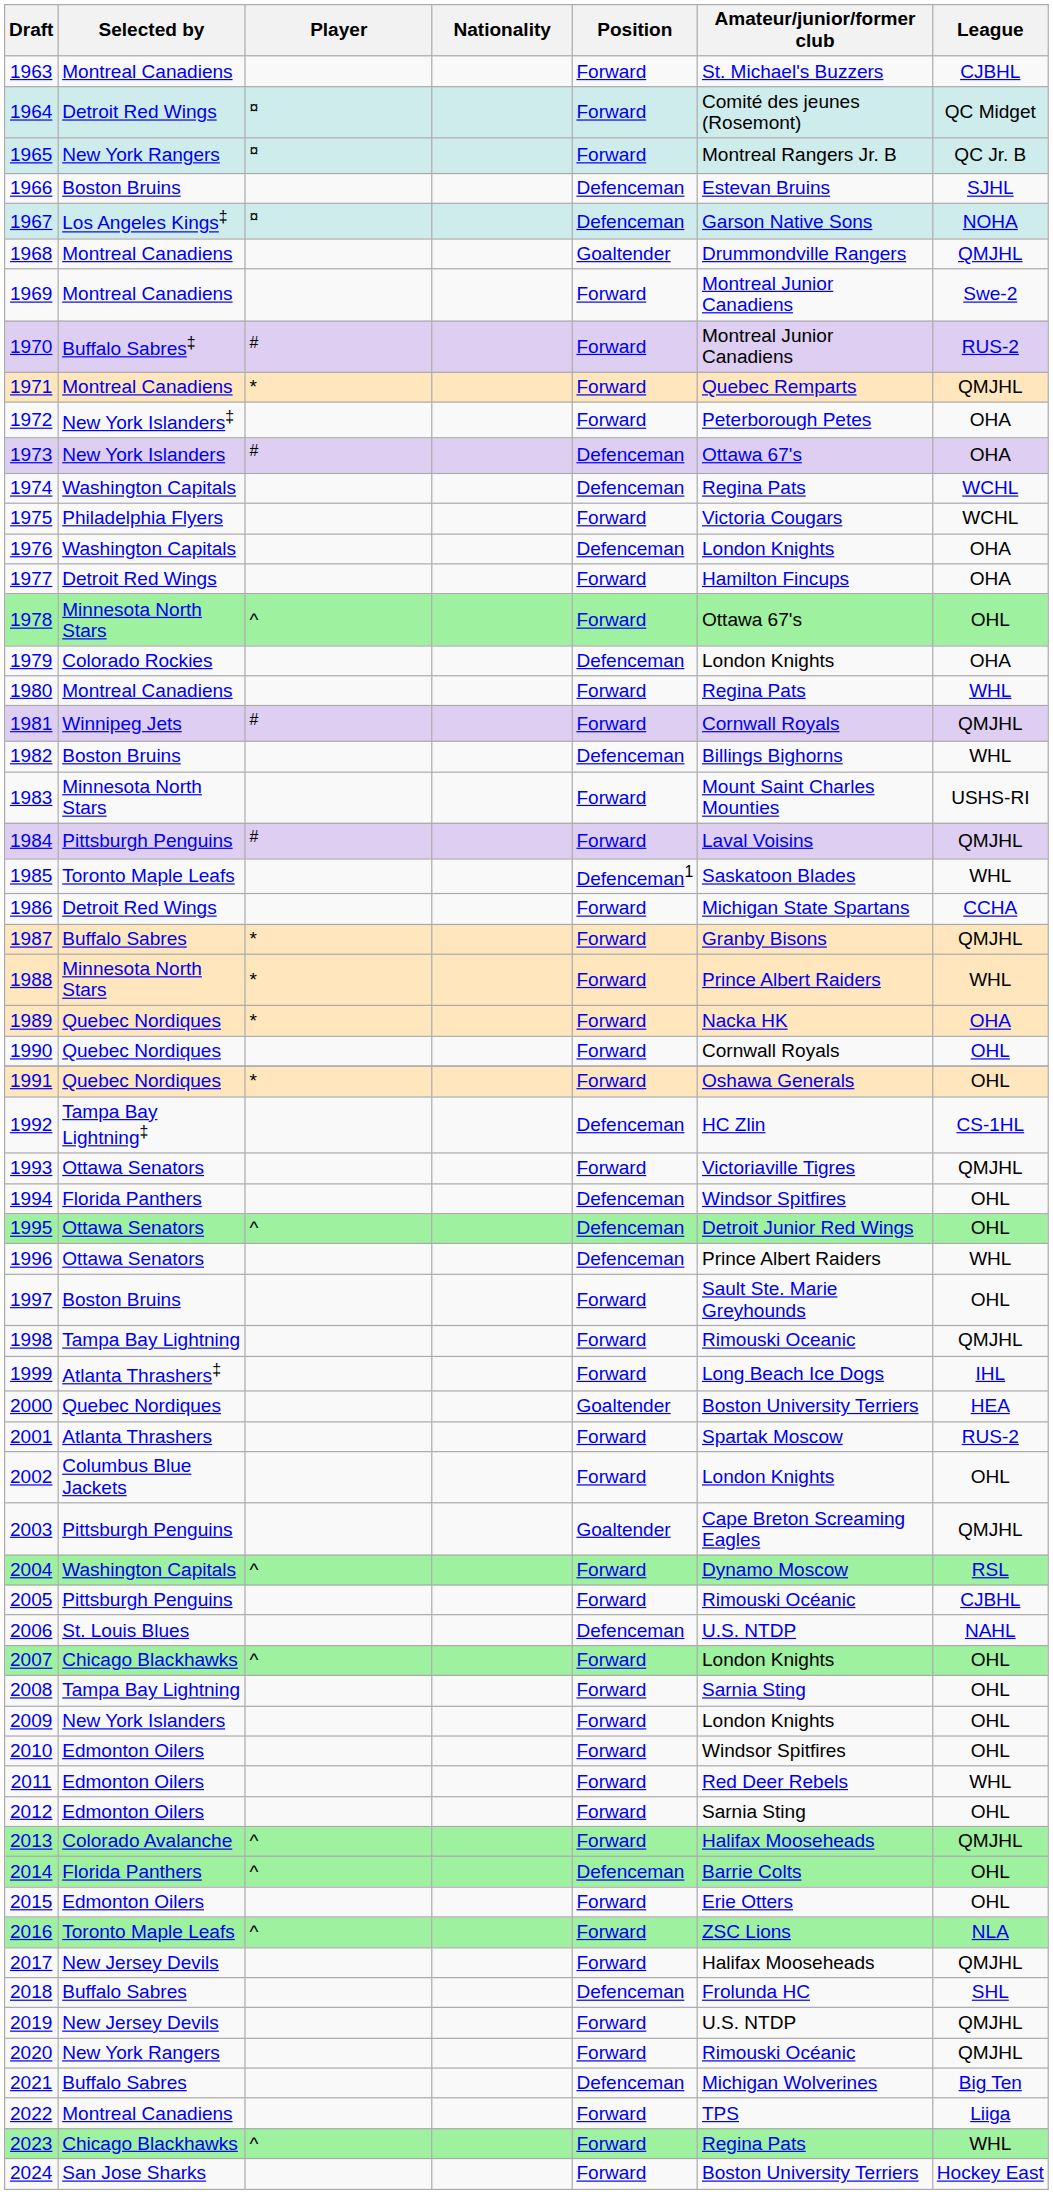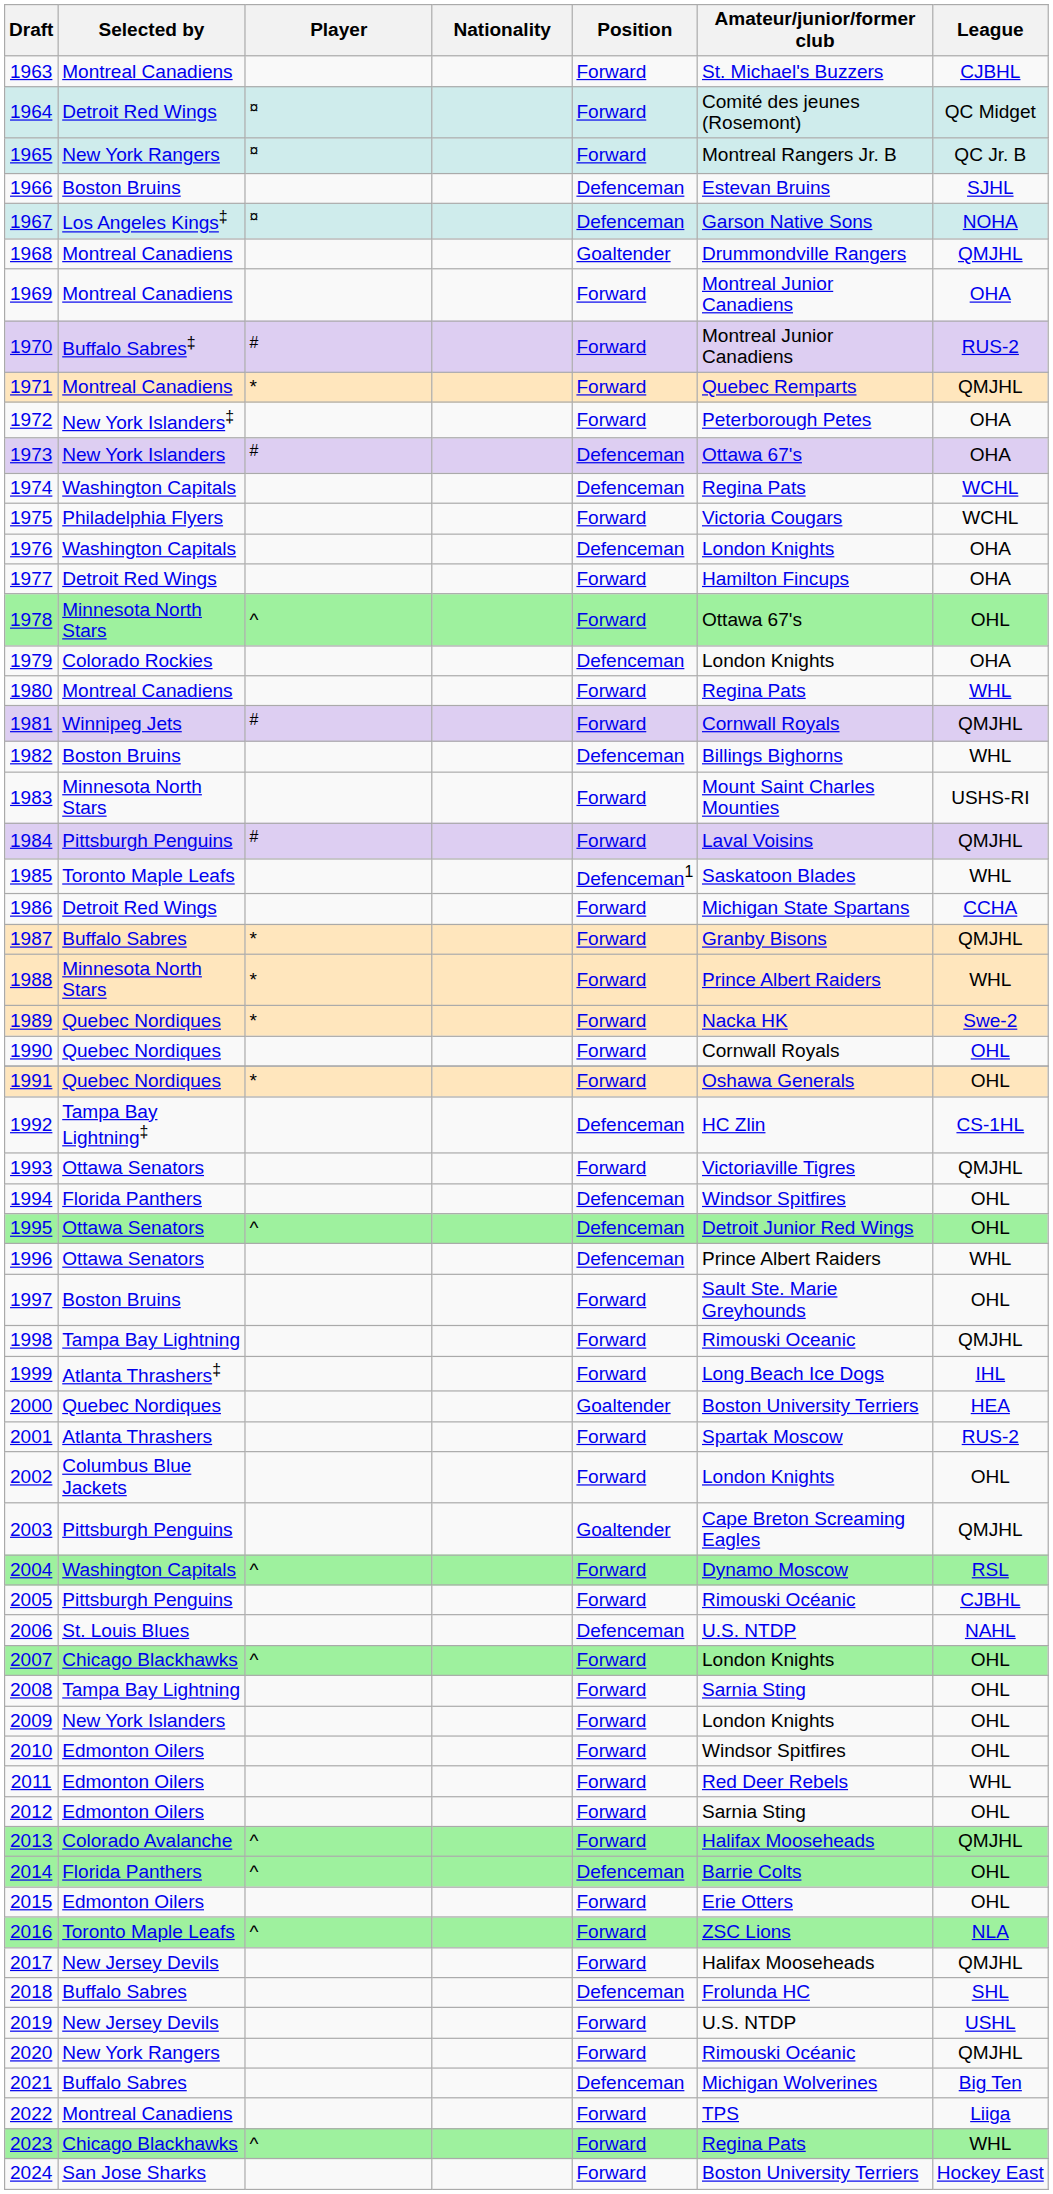(990, 294) Swe-2 -> (990, 294) OHA
(990, 1020) OHA -> (990, 1020) Swe-2
(990, 2022) QMJHL -> (990, 2022) USHL
